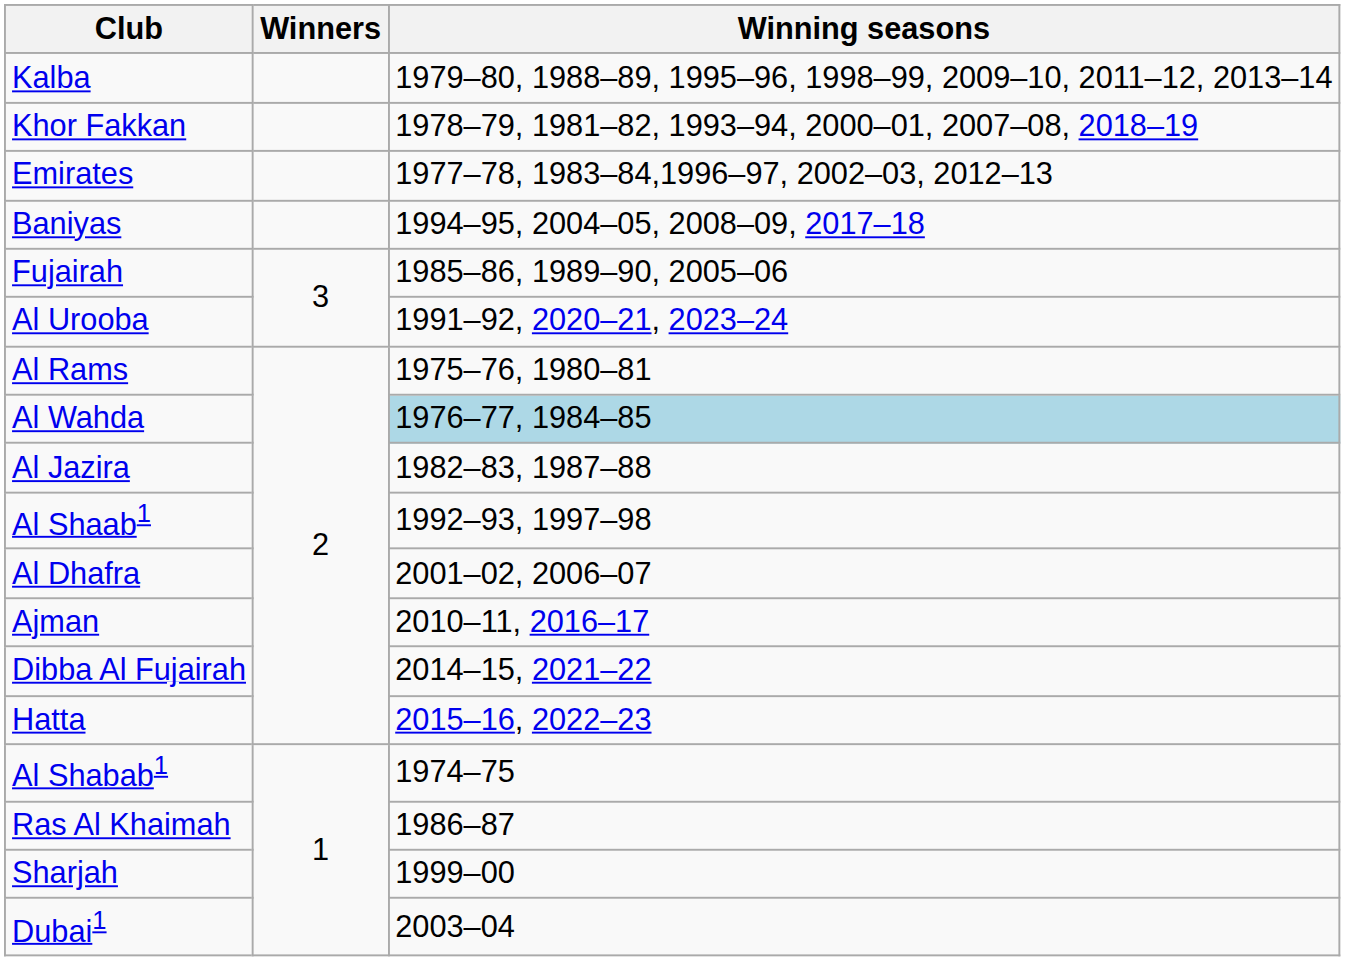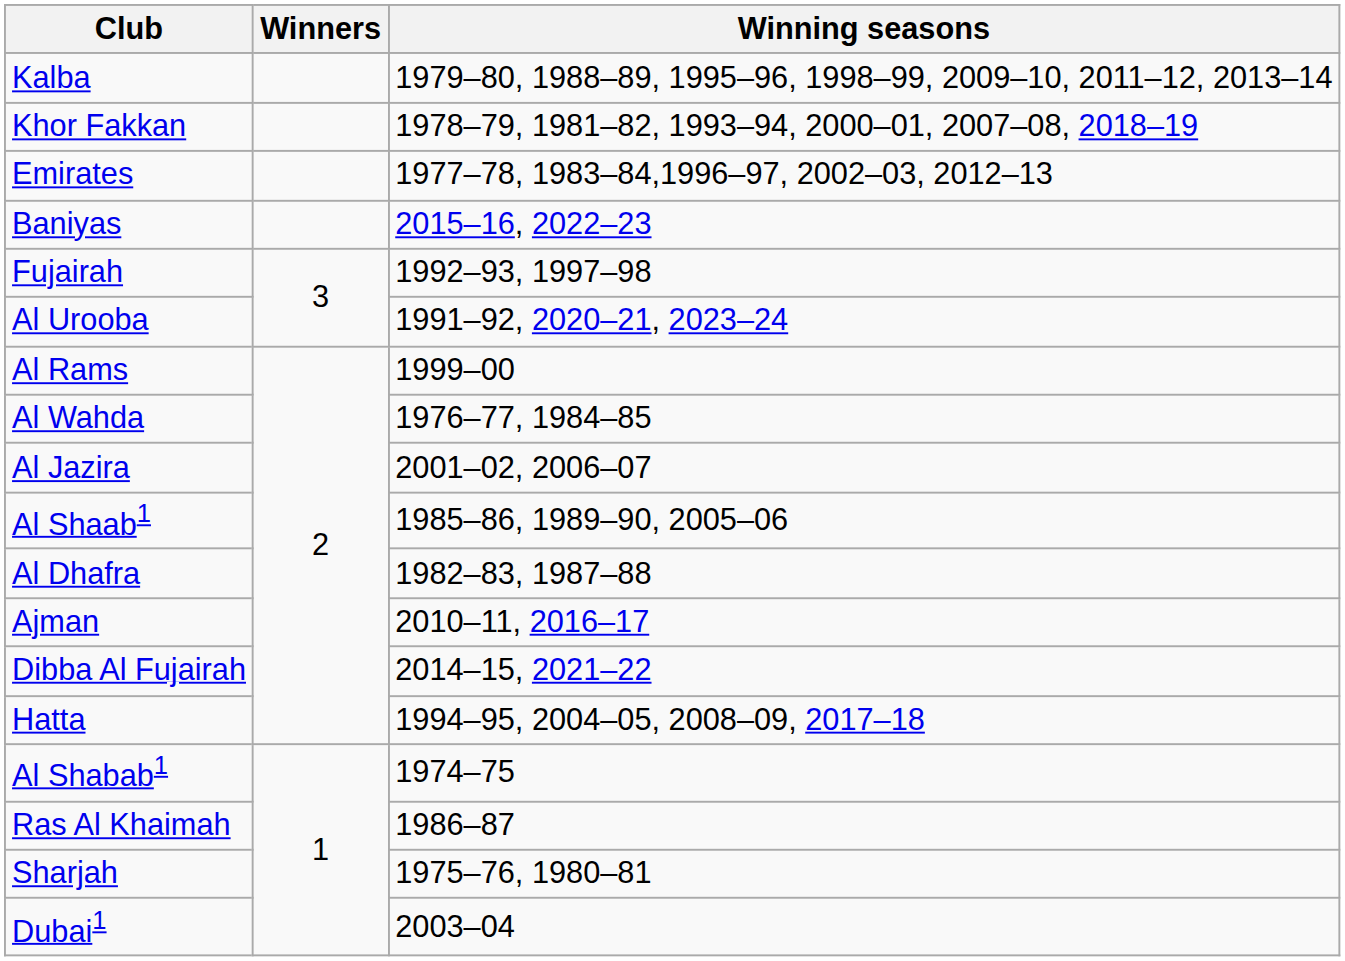(660, 223) 1994–95, 2004–05, 2008–09, 2017–18 -> (523, 223) 2015–16, 2022–23
(592, 272) 1985–86, 1989–90, 2005–06 -> (523, 272) 1992–93, 1997–98
(523, 369) 1975–76, 1980–81 -> (455, 369) 1999–00
(523, 418) lightblue background -> (523, 418) no background
(523, 467) 1982–83, 1987–88 -> (523, 467) 2001–02, 2006–07
(523, 520) 1992–93, 1997–98 -> (592, 520) 1985–86, 1989–90, 2005–06
(523, 573) 2001–02, 2006–07 -> (523, 573) 1982–83, 1987–88
(523, 719) 2015–16, 2022–23 -> (660, 719) 1994–95, 2004–05, 2008–09, 2017–18
(455, 873) 1999–00 -> (523, 873) 1975–76, 1980–81
